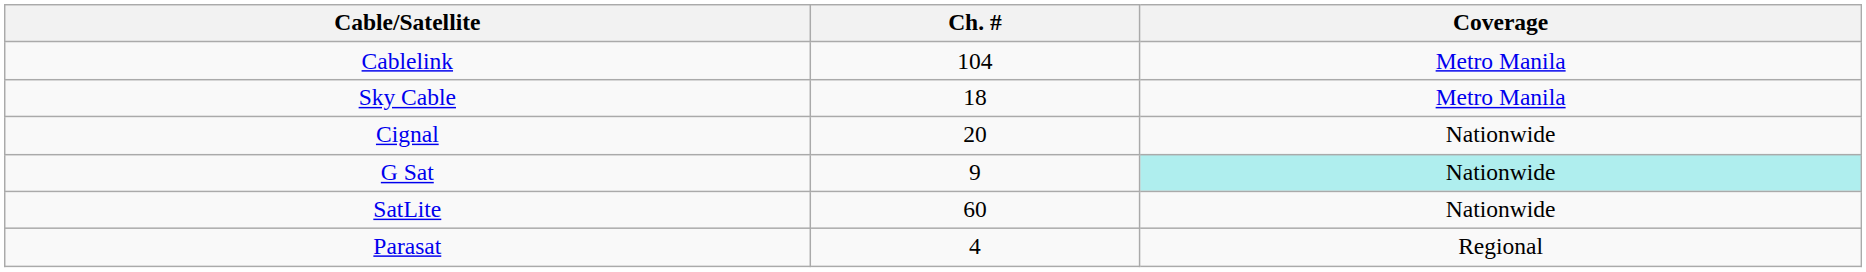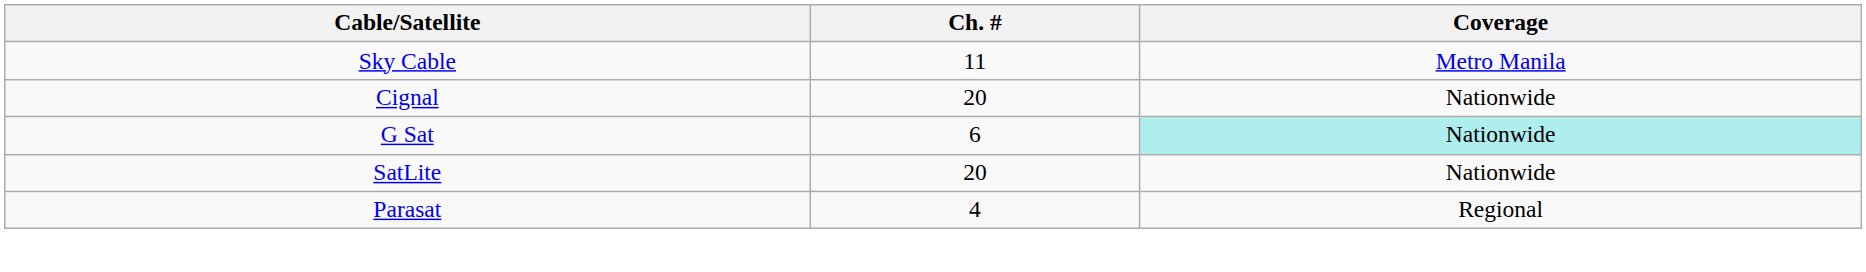- row: (407, 60)
(975, 97) 18 -> (975, 60) 11
(975, 172) 9 -> (975, 135) 6
(975, 209) 60 -> (975, 172) 20
